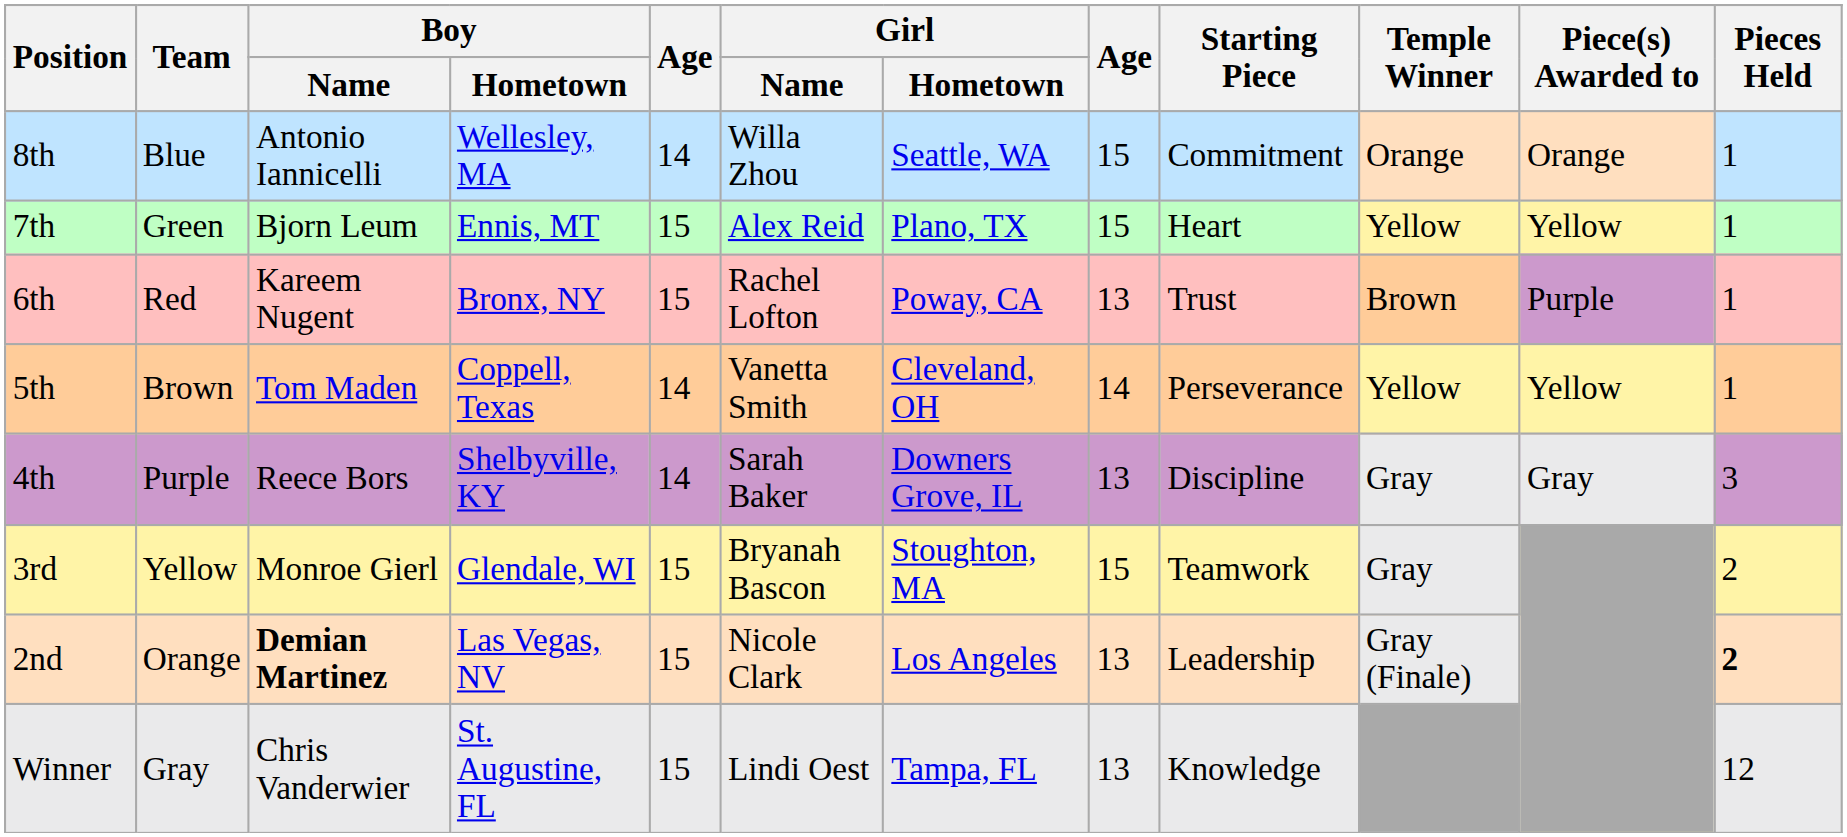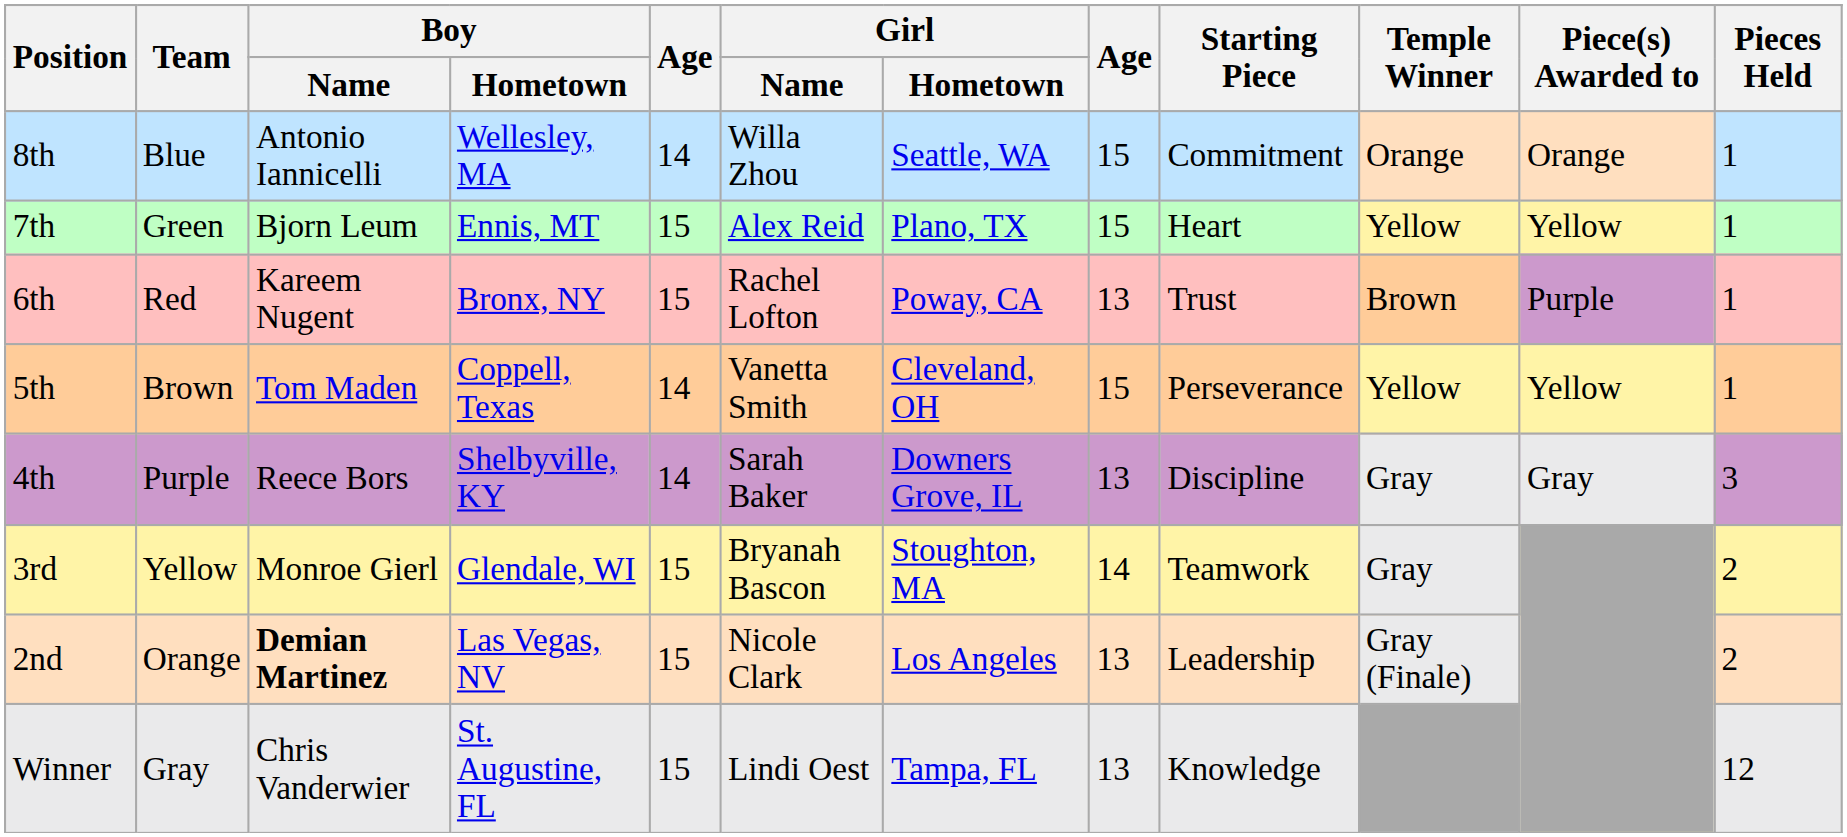(1113, 388) 14 -> (1113, 388) 15
(1113, 568) 15 -> (1113, 568) 14
(1730, 659) bold -> (1730, 659) normal
